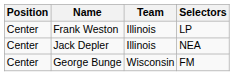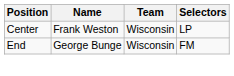(141, 30) Illinois -> (150, 30) Wisconsin
- row: (81, 46)
(23, 63) Center -> (16, 46) End
